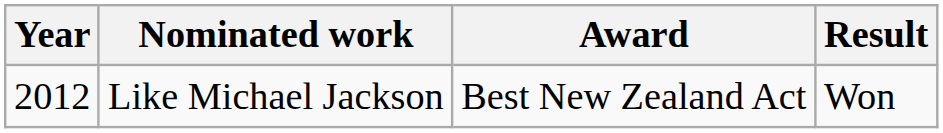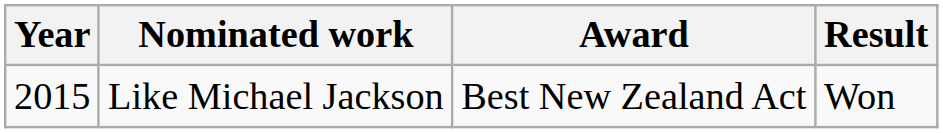(52, 95) 2012 -> (52, 95) 2015
